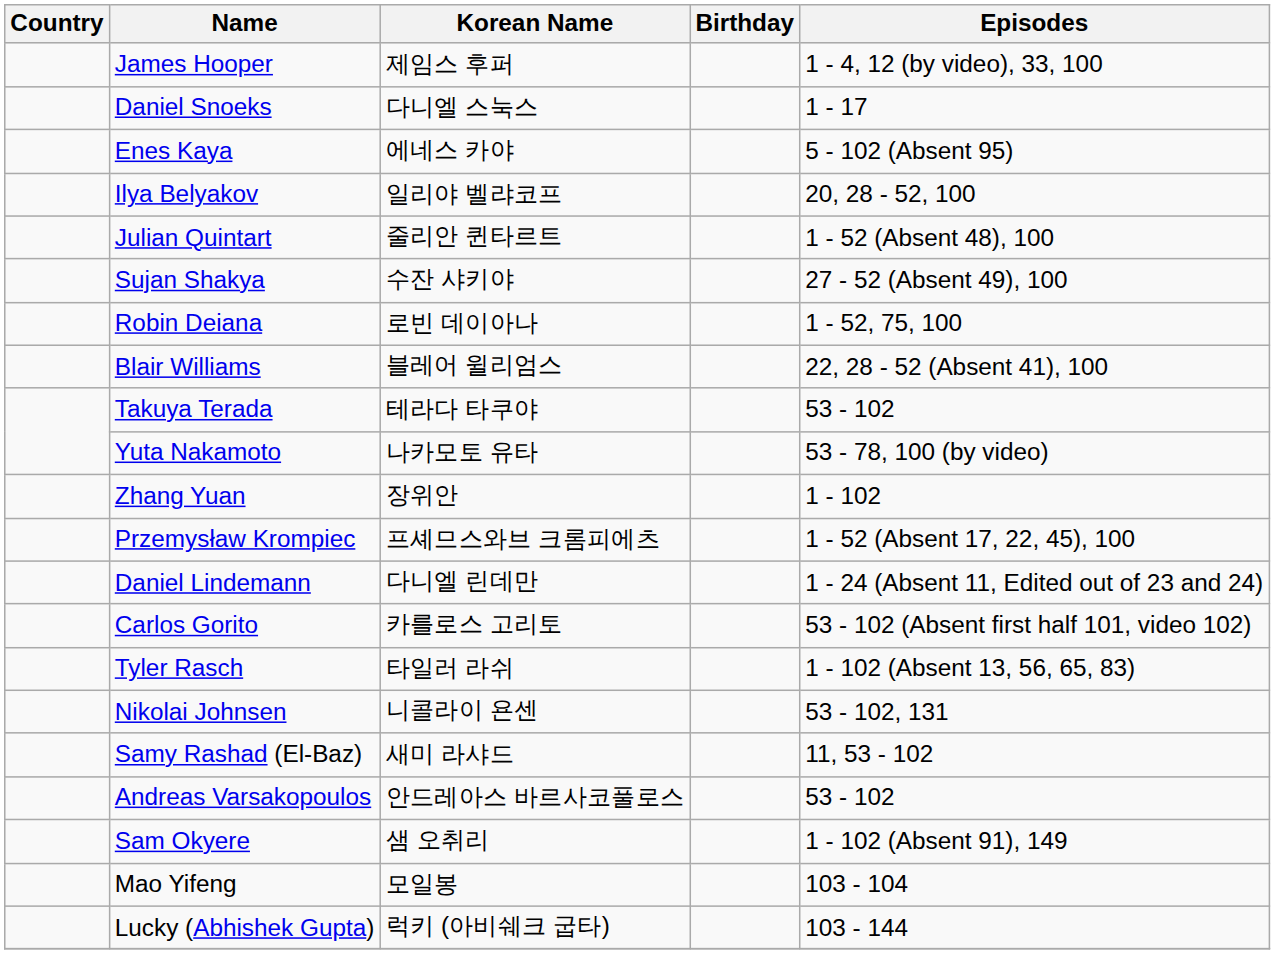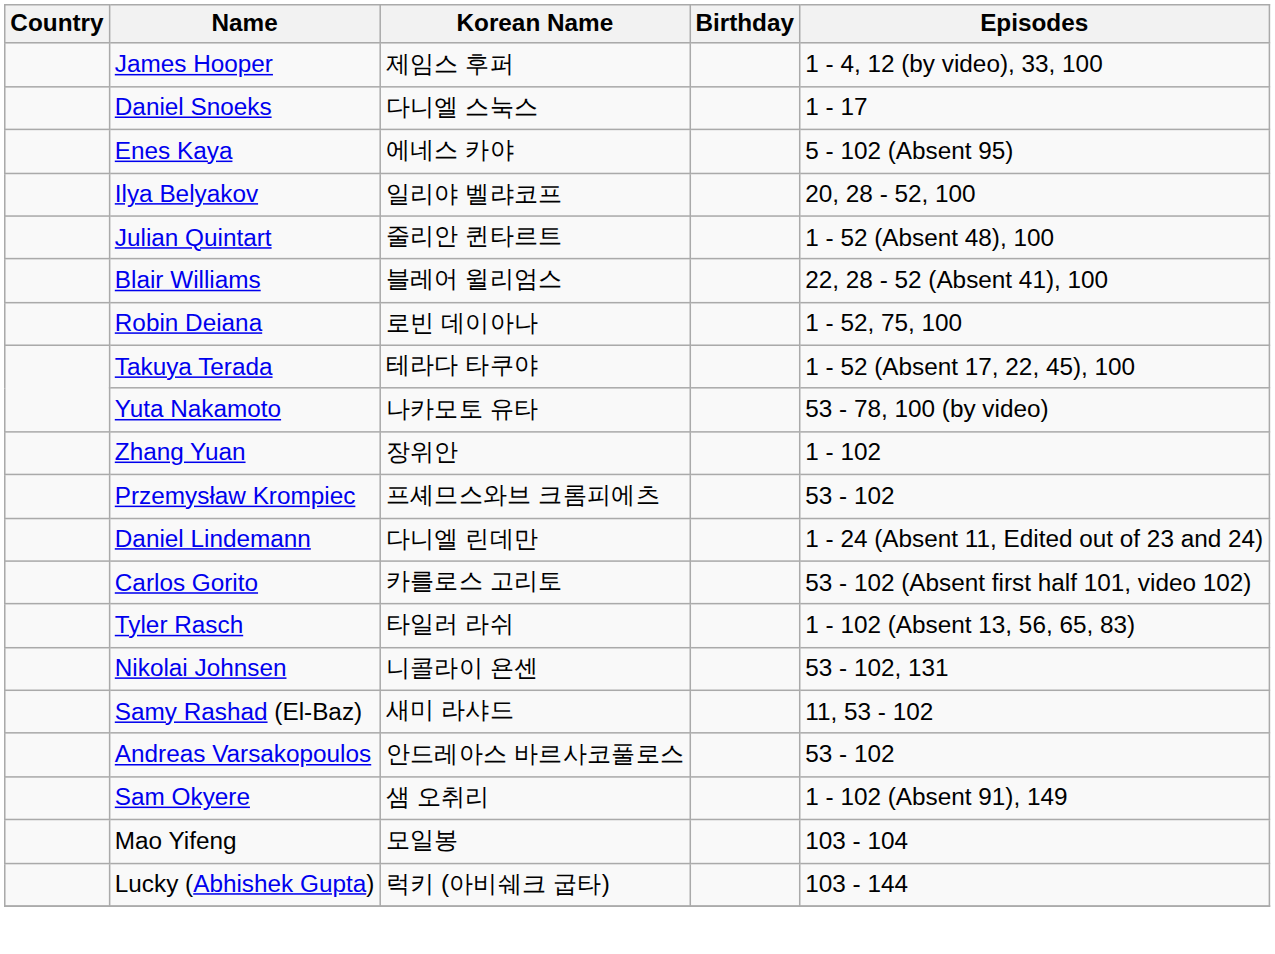- row: (190, 280)
rows swapped: (188, 323) <-> (188, 366)
(850, 409) 53 - 102 -> (970, 366) 1 - 52 (Absent 17, 22, 45), 100
(970, 539) 1 - 52 (Absent 17, 22, 45), 100 -> (850, 495) 53 - 102
